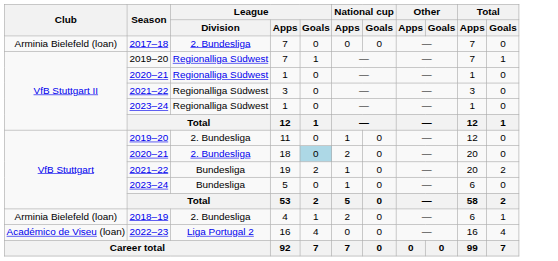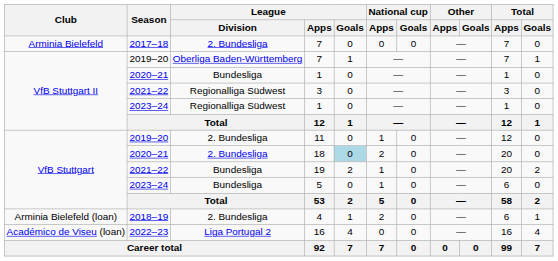(66, 43) Arminia Bielefeld (loan) -> (66, 43) Arminia Bielefeld
(220, 59) Regionalliga Südwest -> (238, 59) Oberliga Baden-Württemberg
(220, 75) Regionalliga Südwest -> (238, 75) Bundesliga
